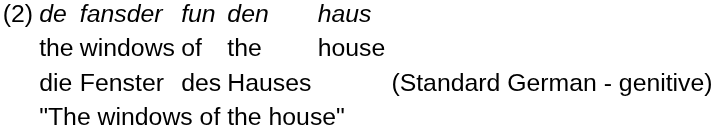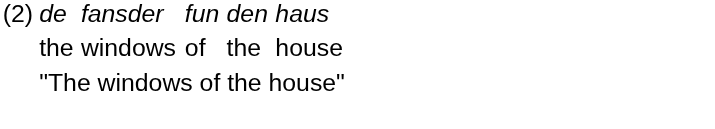- row: (56, 82)
